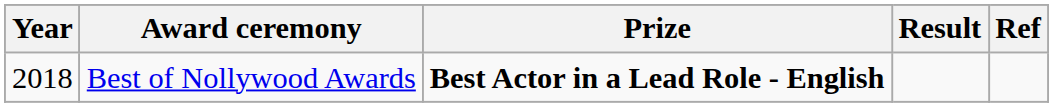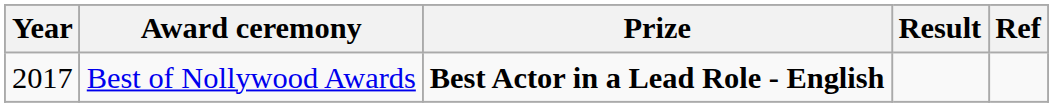(42, 76) 2018 -> (42, 76) 2017
